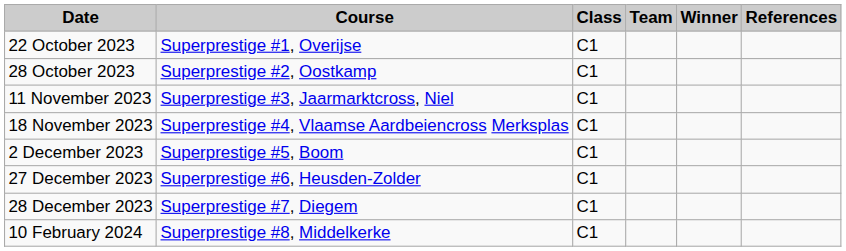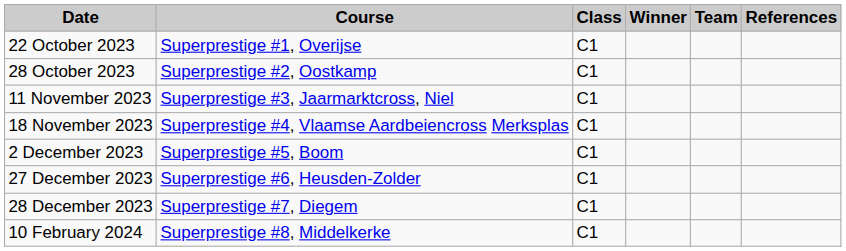columns swapped: (709, 17) <-> (651, 17)
